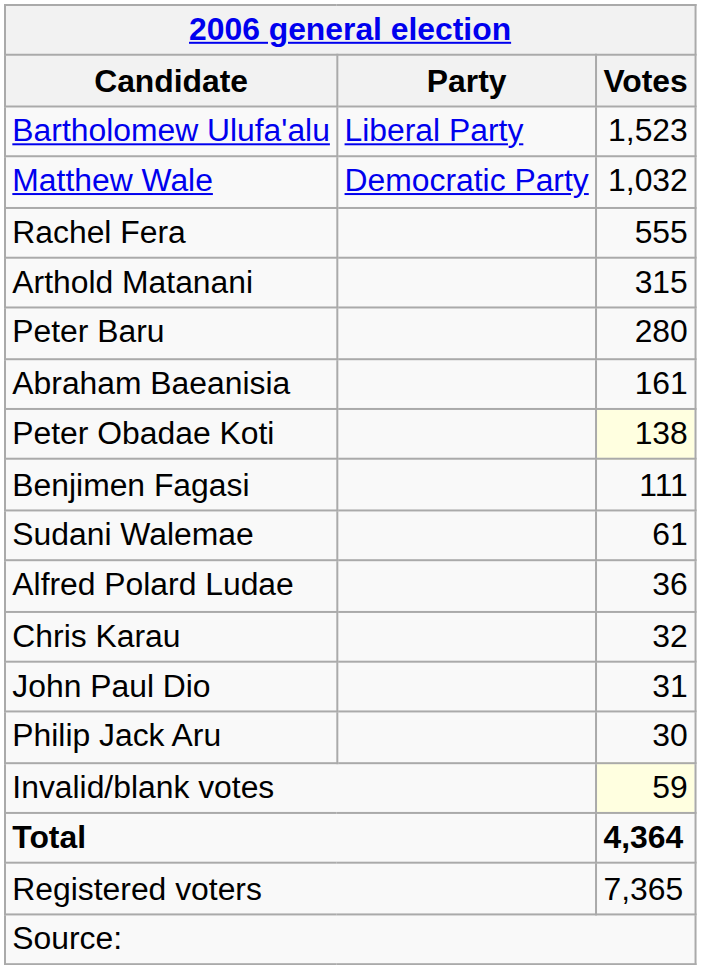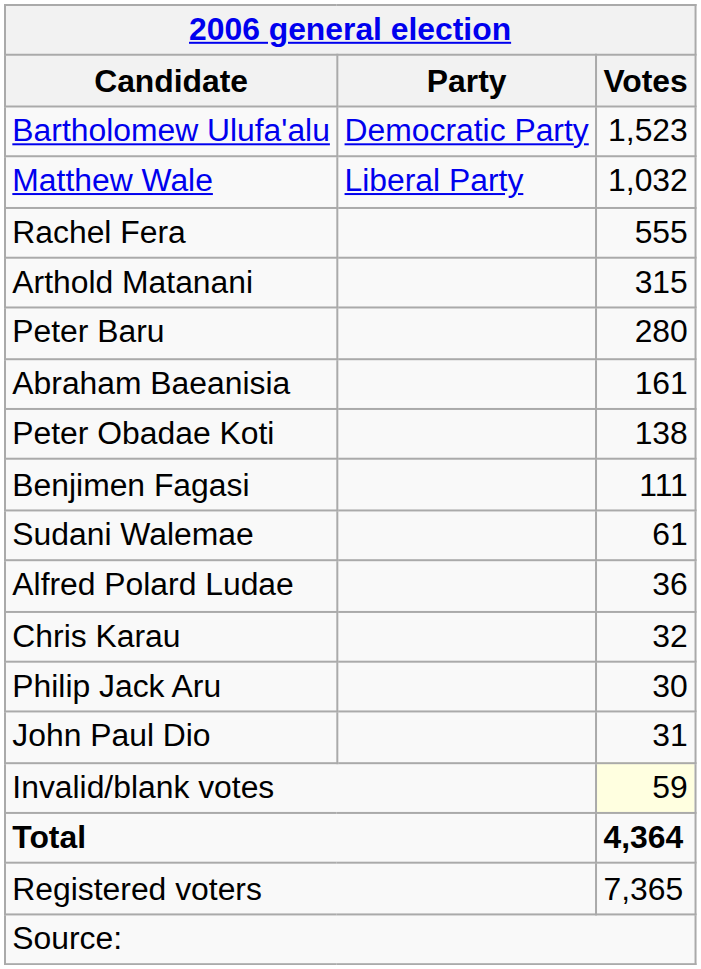(434, 130) Liberal Party -> (467, 130) Democratic Party
(467, 181) Democratic Party -> (434, 181) Liberal Party
(661, 433) lightyellow background -> (661, 433) no background
rows swapped: (111, 686) <-> (117, 736)
